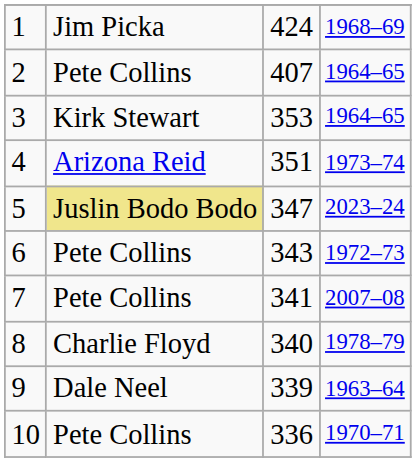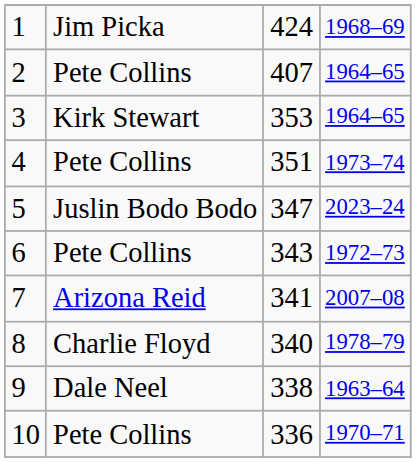(129, 162) Arizona Reid -> (122, 162) Pete Collins
(155, 207) khaki background -> (155, 207) no background
(122, 298) Pete Collins -> (129, 298) Arizona Reid
(292, 388) 339 -> (292, 388) 338
